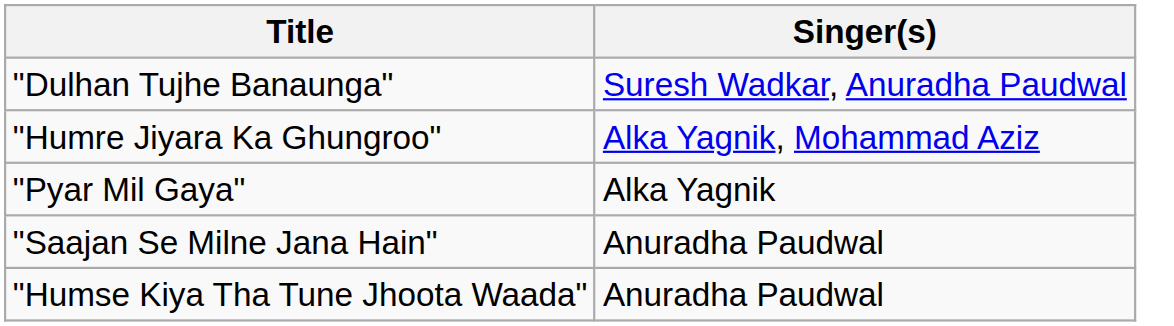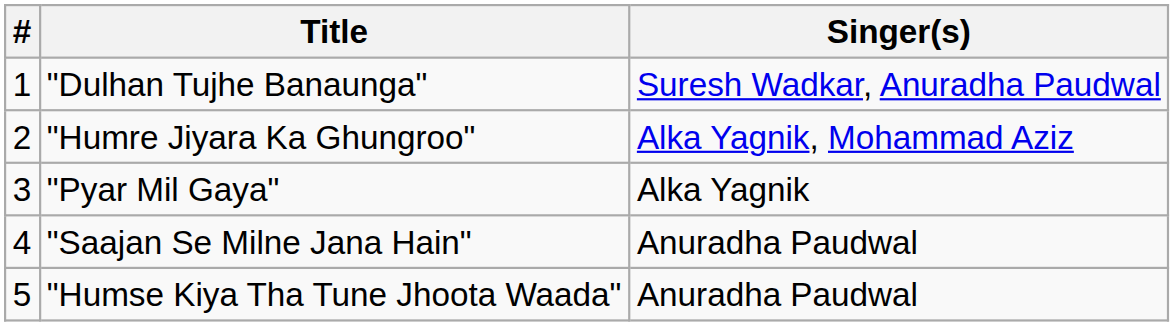+ column: (22, 32)
